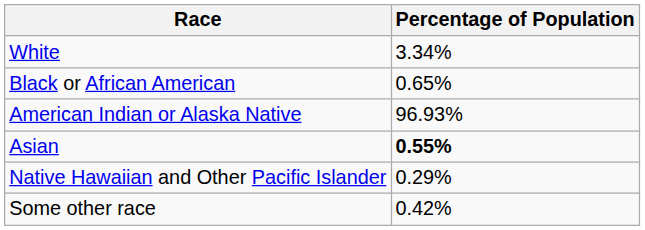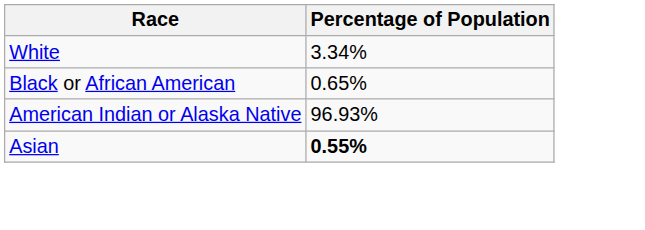- row: (198, 177)
- row: (83, 209)
